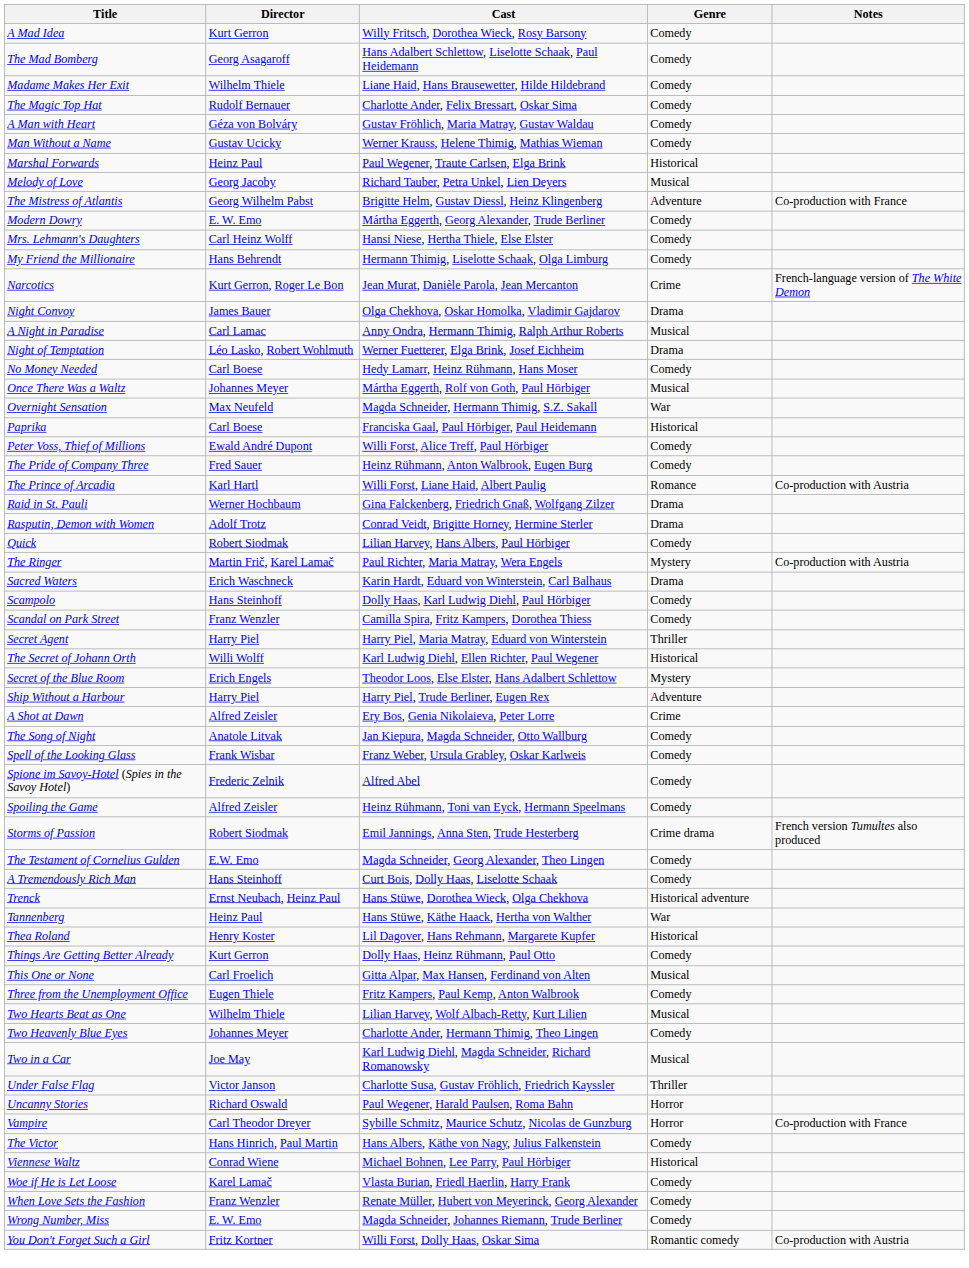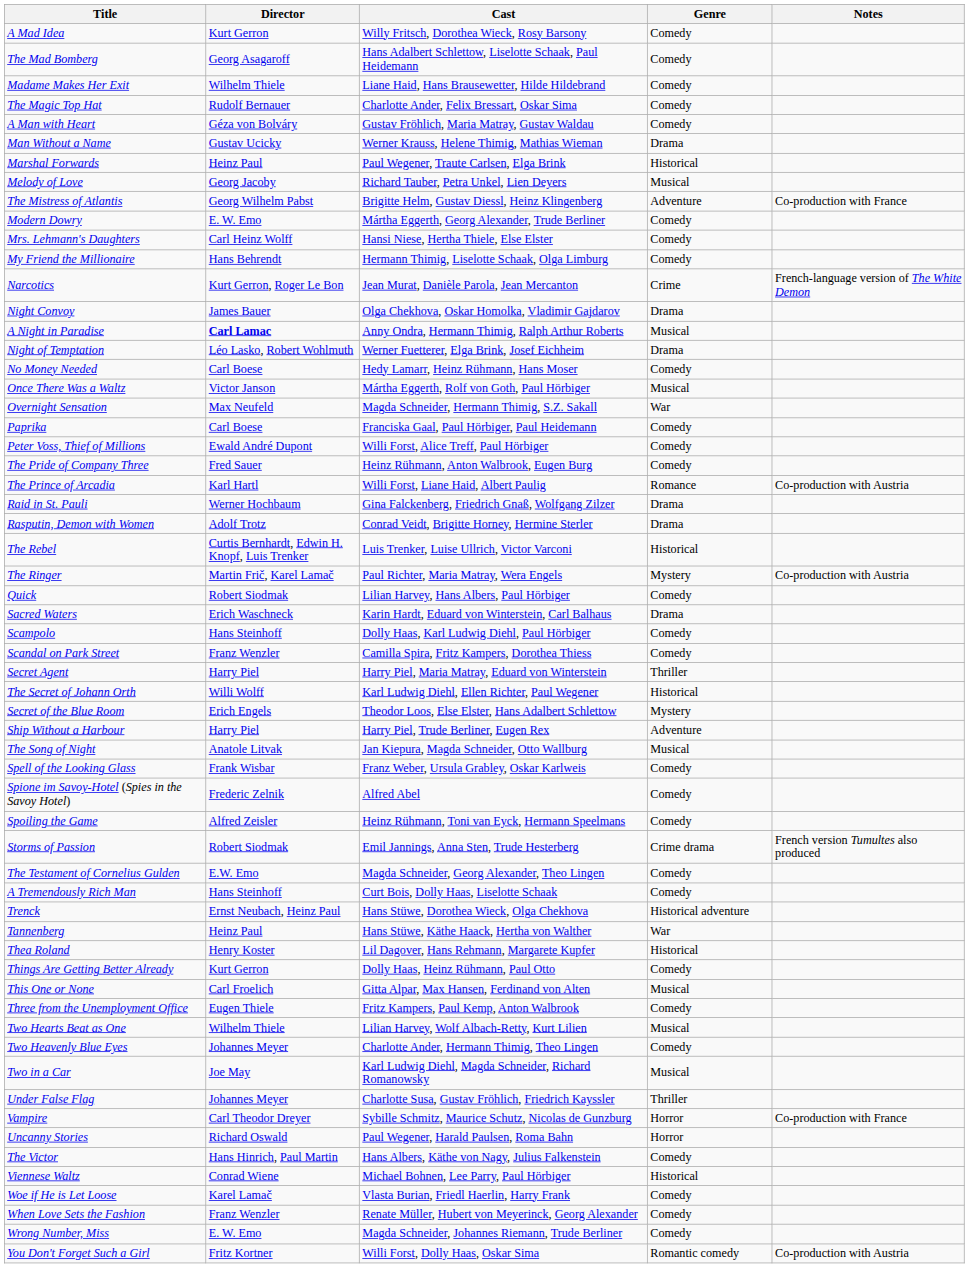(671, 143) Comedy -> (667, 143) Drama
(237, 330) normal -> (240, 330) bold
(248, 388) Johannes Meyer -> (242, 388) Victor Janson
(674, 427) Historical -> (671, 427) Comedy
+ row: (32, 549)
rows swapped: (34, 562) <-> (22, 542)
- row: (45, 716)
(671, 735) Comedy -> (670, 749) Musical
(242, 1085) Victor Janson -> (248, 1099) Johannes Meyer
rows swapped: (48, 1104) <-> (27, 1123)
